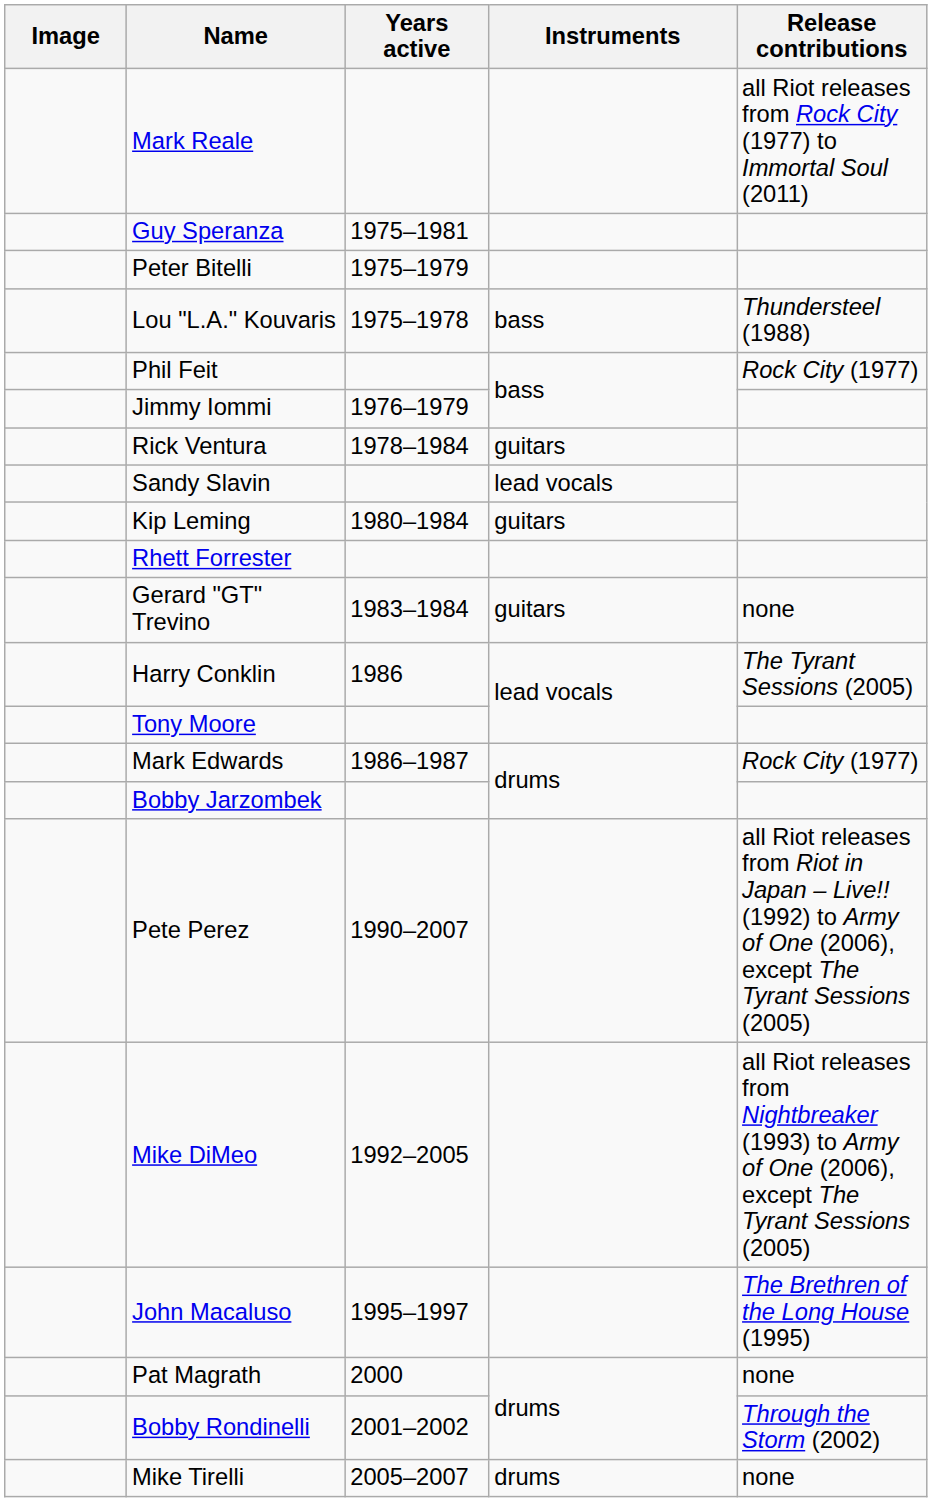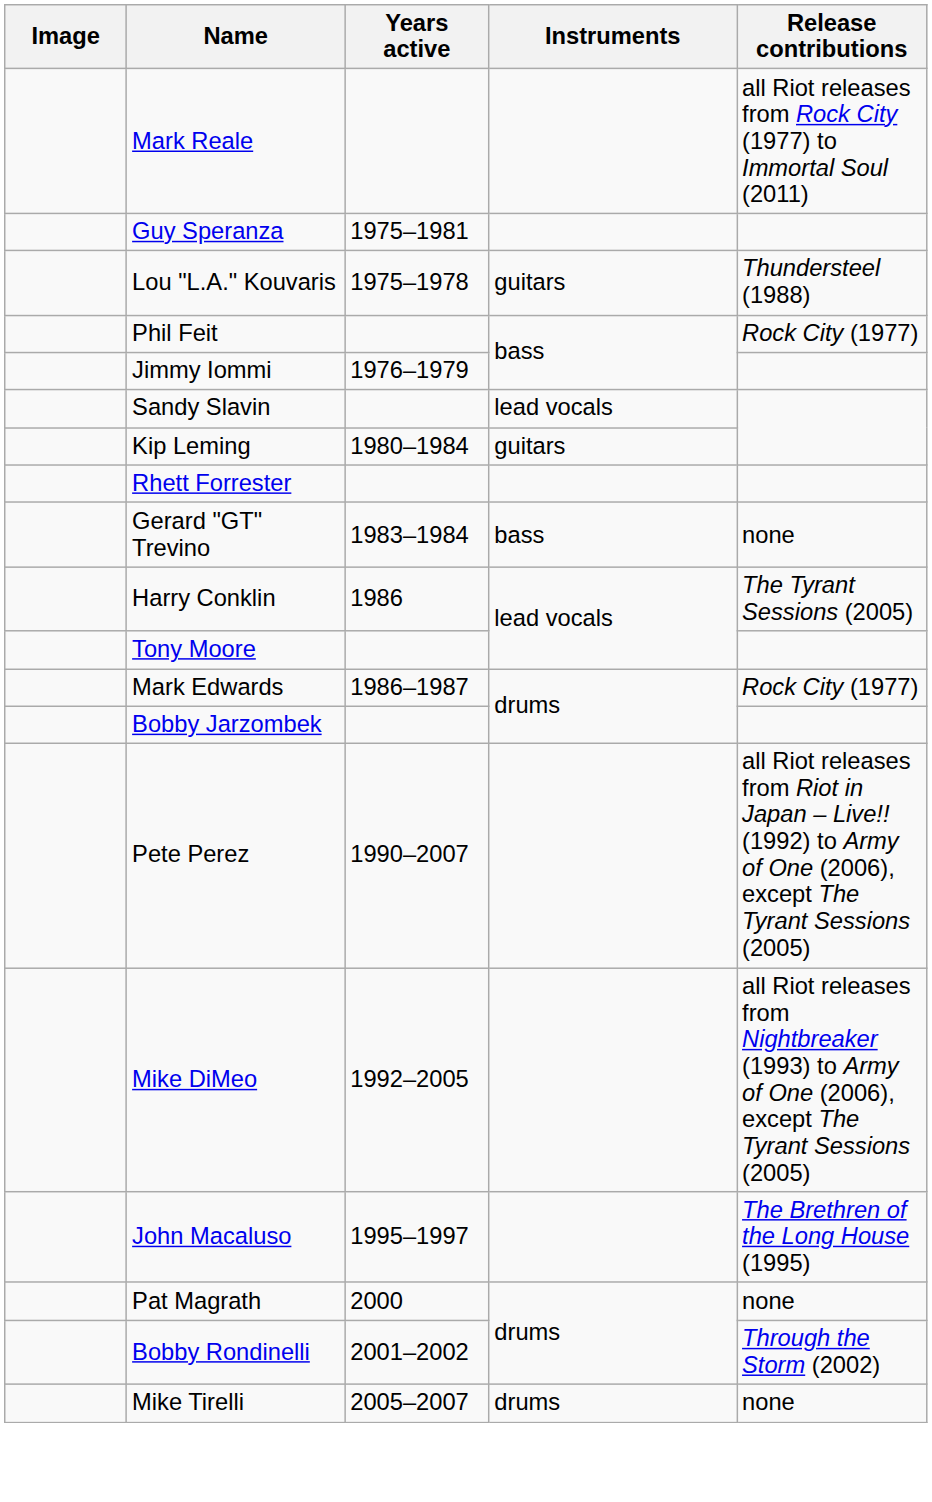- row: (192, 269)
(519, 320) bass -> (530, 282) guitars
- row: (199, 446)
(530, 609) guitars -> (519, 534) bass
